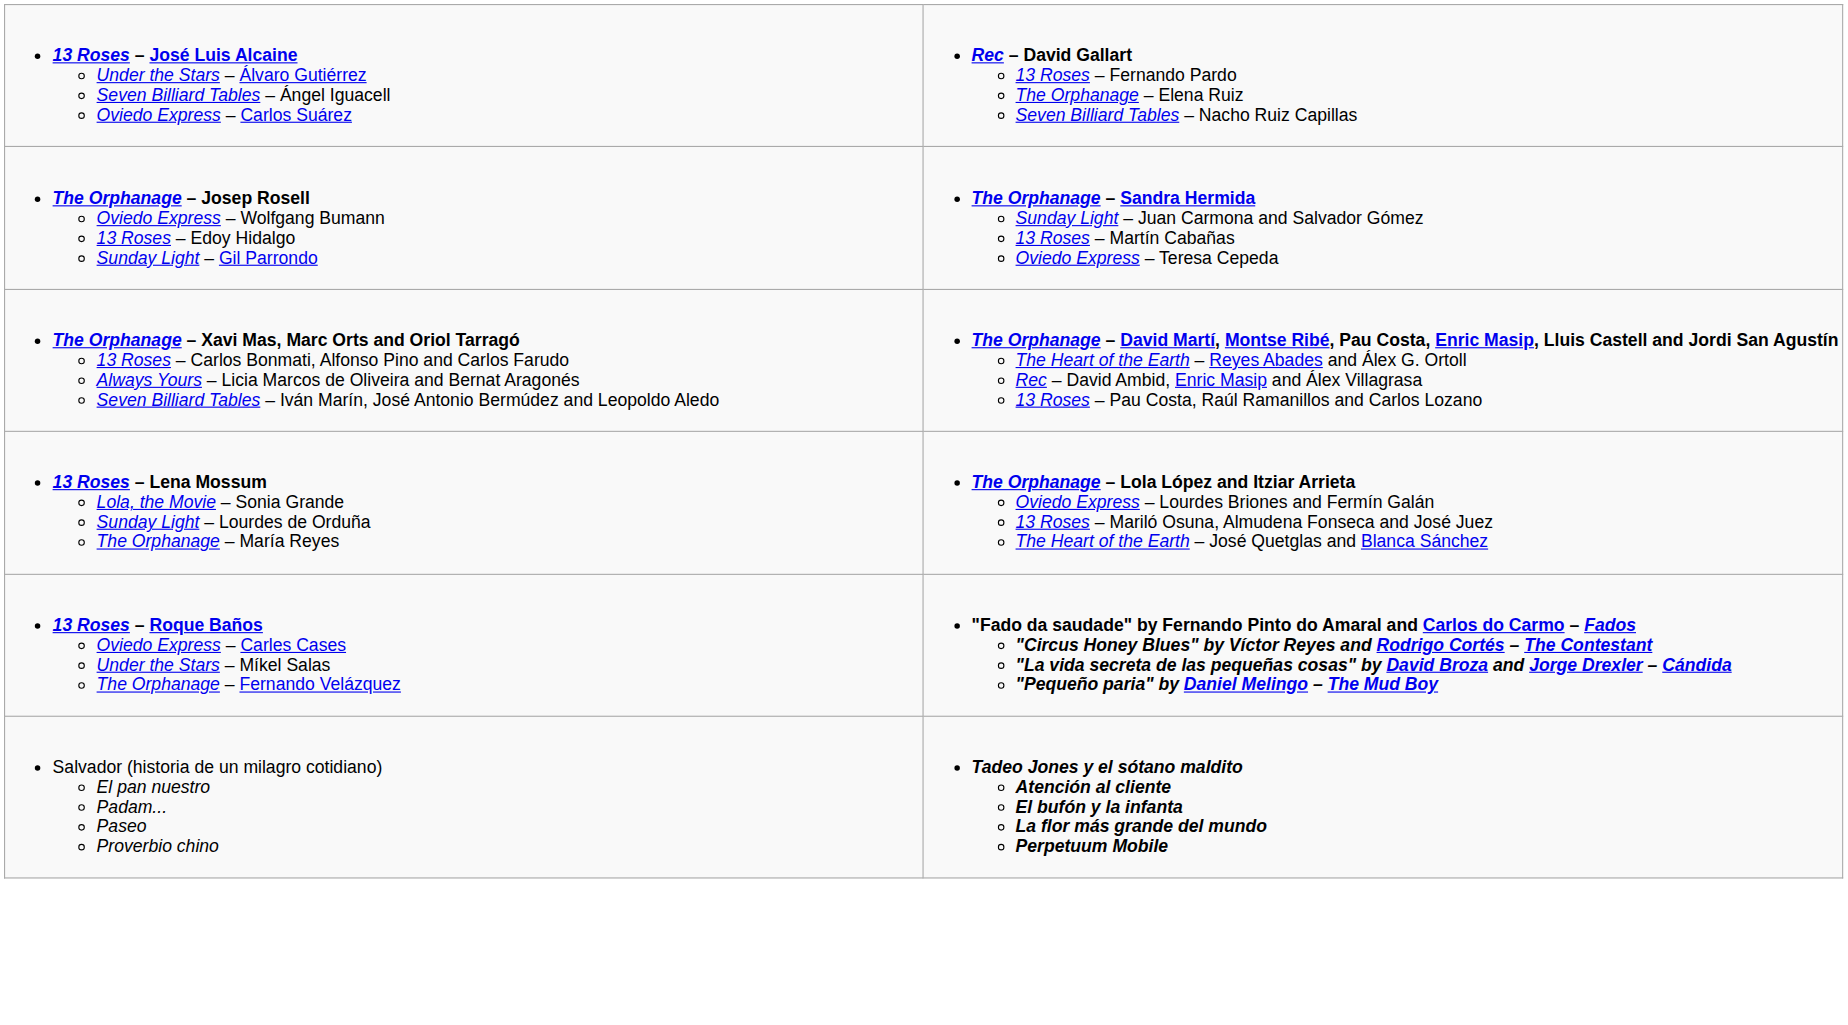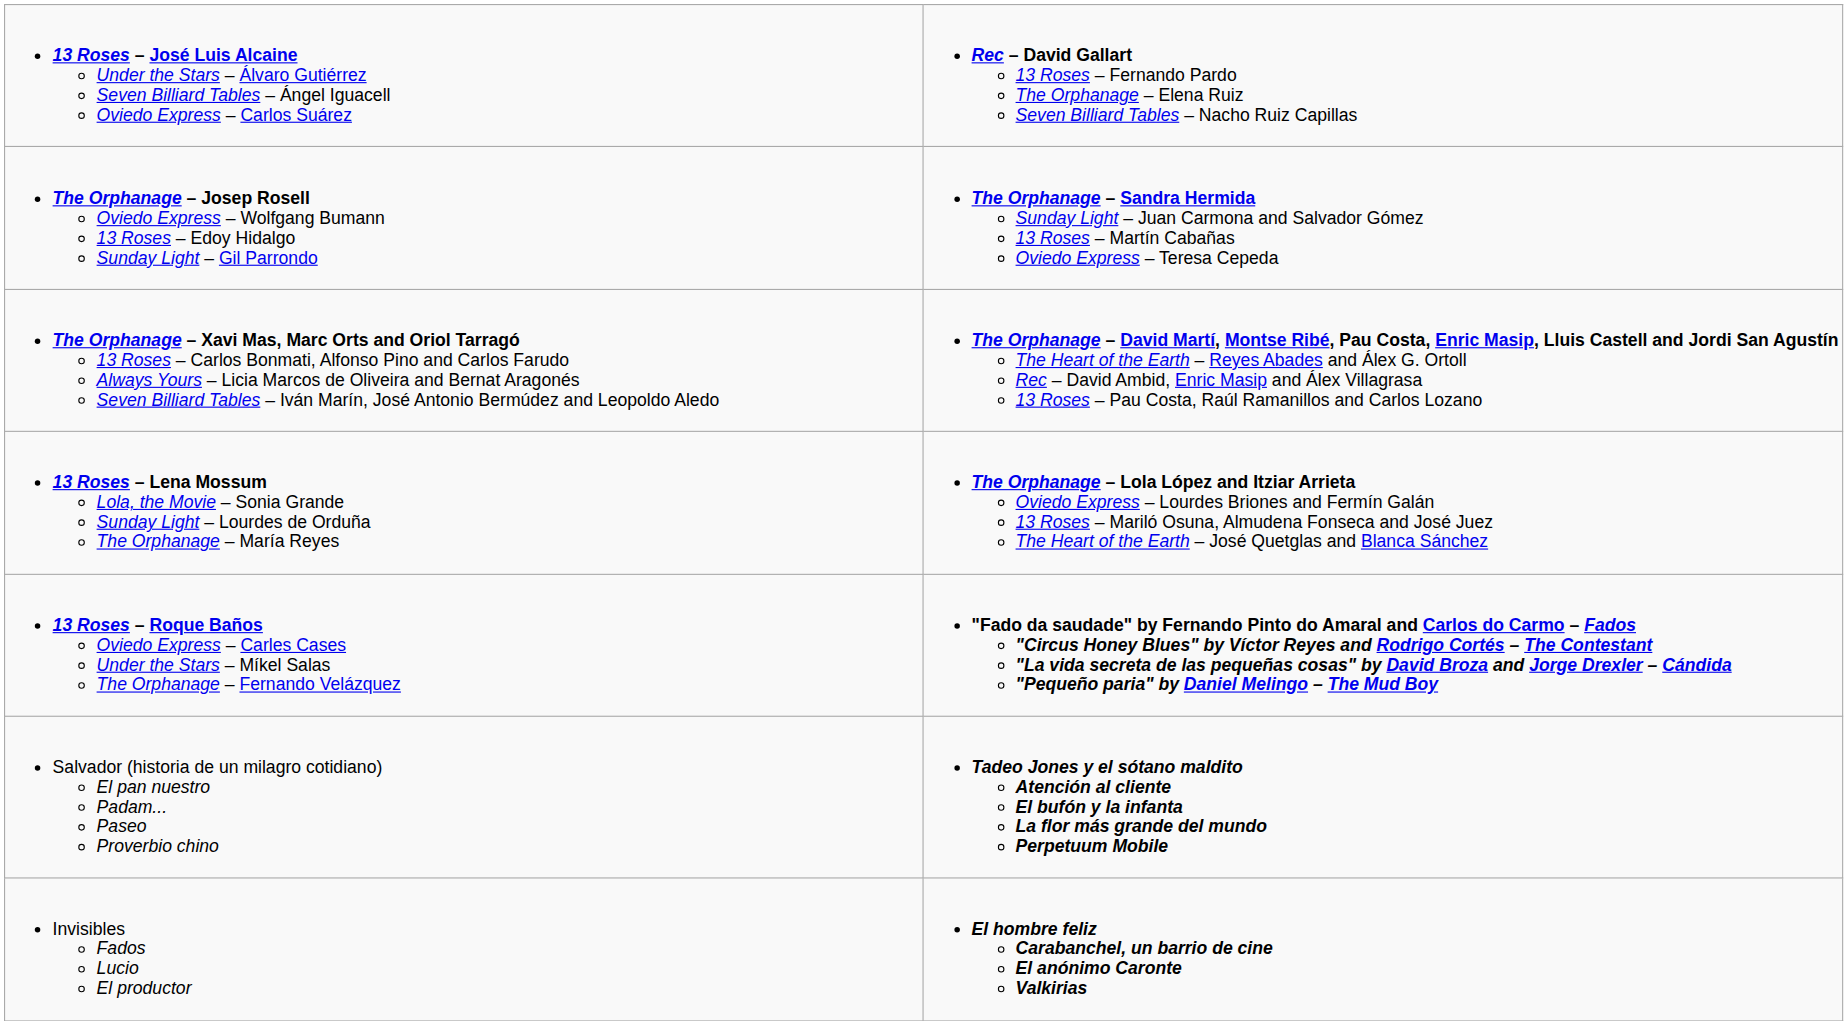+ row: (464, 959)
